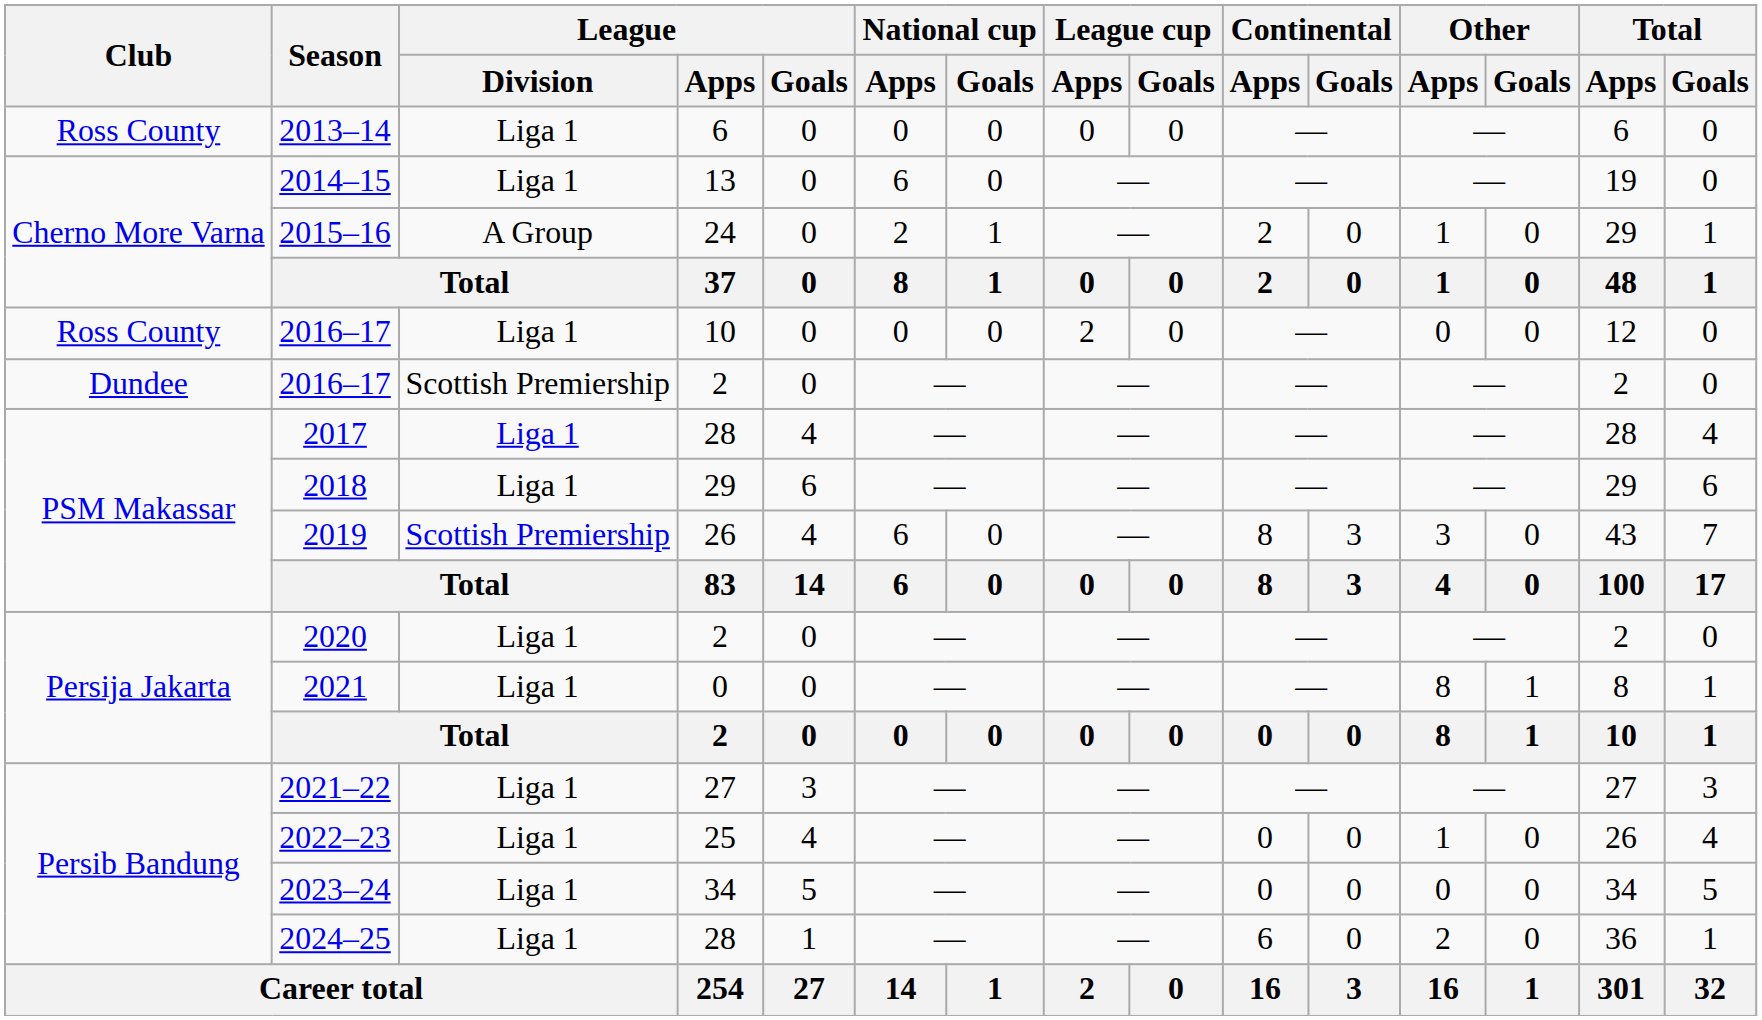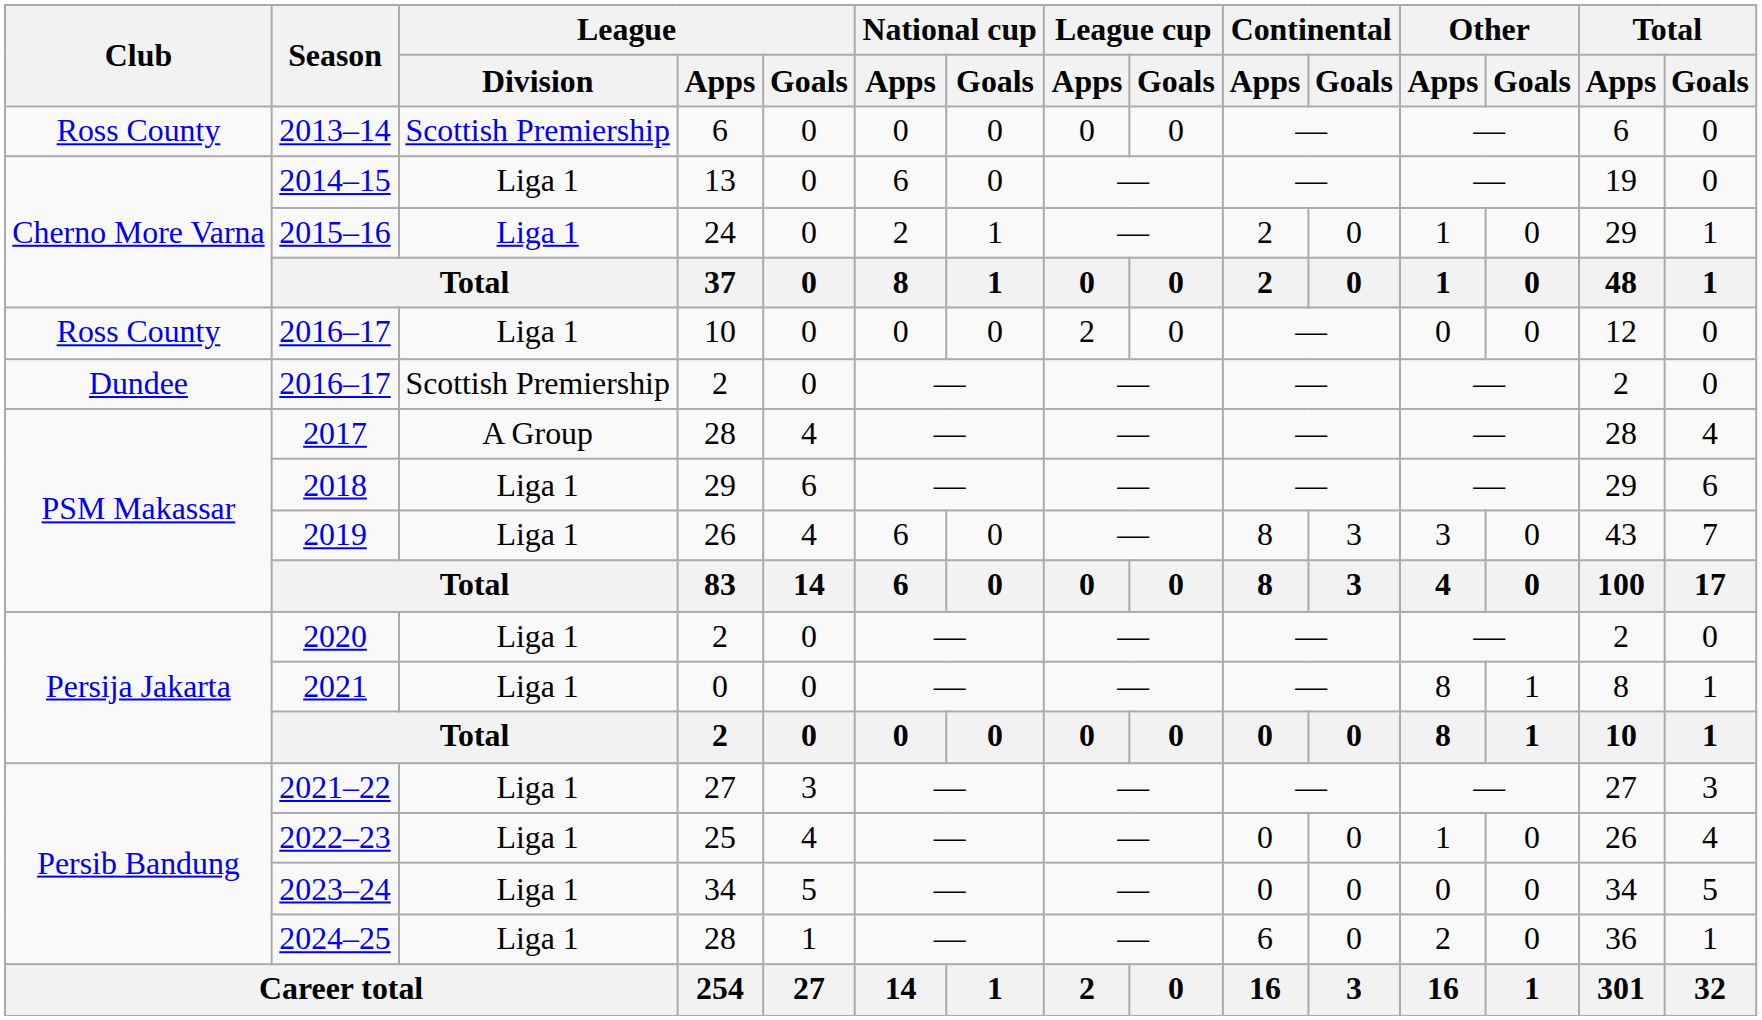(538, 130) Liga 1 -> (538, 130) Scottish Premiership
(538, 231) A Group -> (538, 231) Liga 1
(538, 433) Liga 1 -> (538, 433) A Group
(538, 534) Scottish Premiership -> (538, 534) Liga 1
